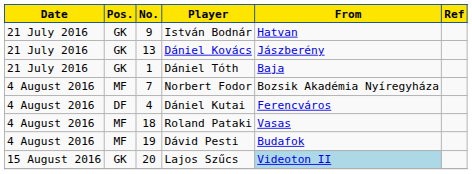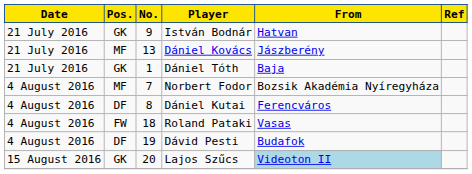(120, 50) GK -> (120, 50) MF
(149, 105) 4 -> (149, 105) 8
(120, 123) MF -> (120, 123) FW
(120, 141) MF -> (120, 141) DF
